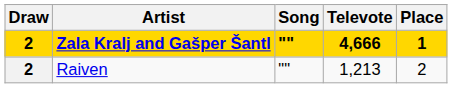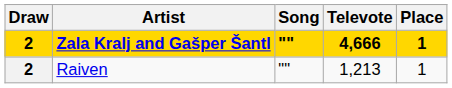(422, 69) 2 -> (422, 69) 1
